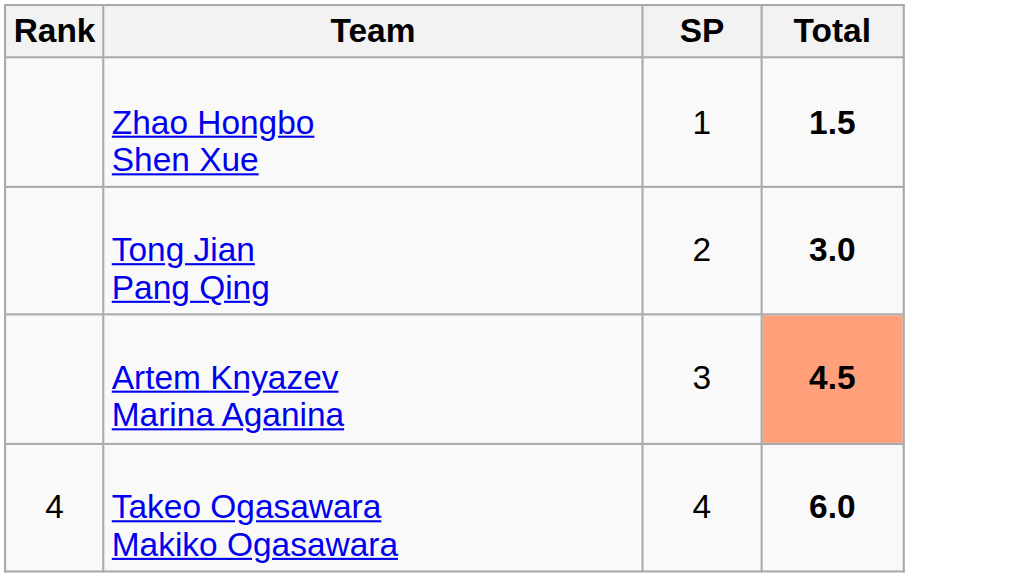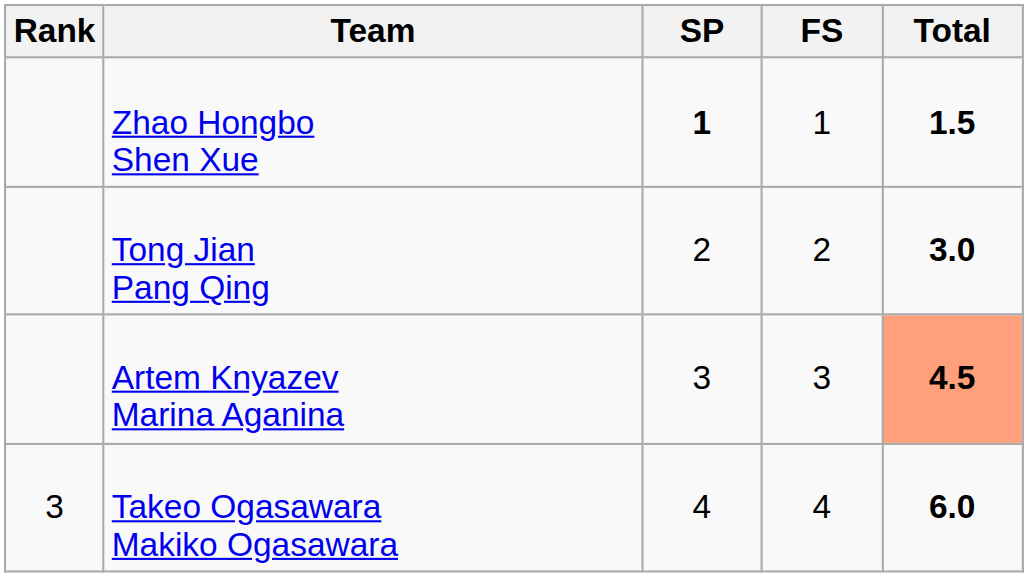+ column: (822, 31)
(702, 121) normal -> (702, 121) bold
(55, 506) 4 -> (55, 506) 3
